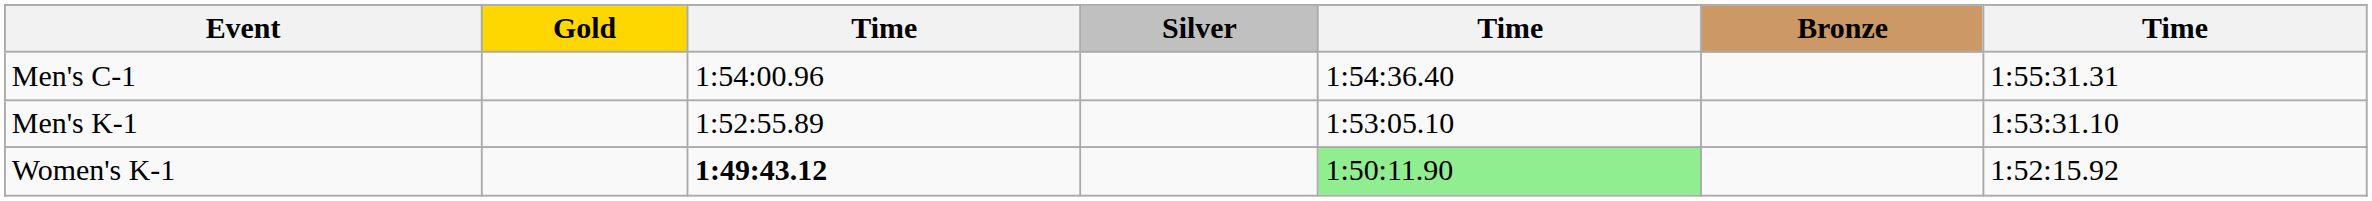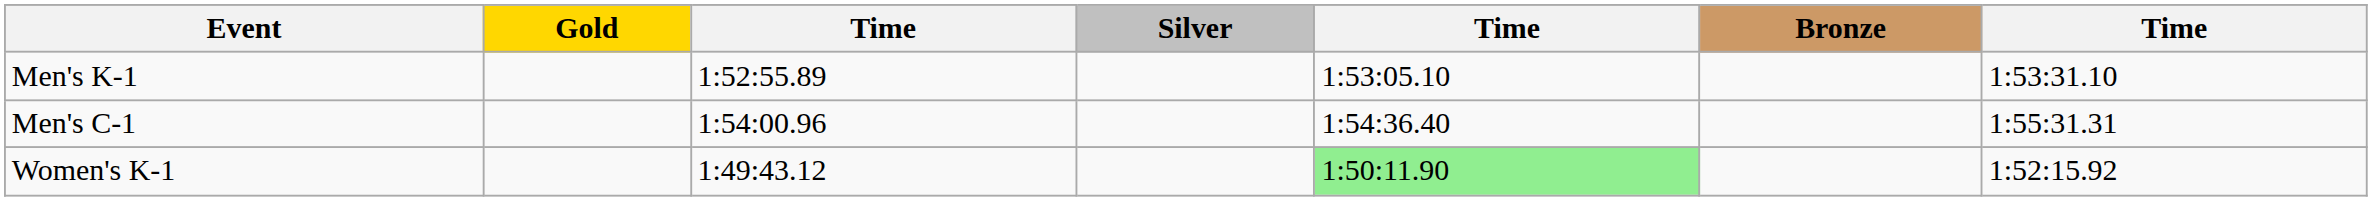rows swapped: (74, 75) <-> (75, 123)
(761, 170) bold -> (762, 170) normal
